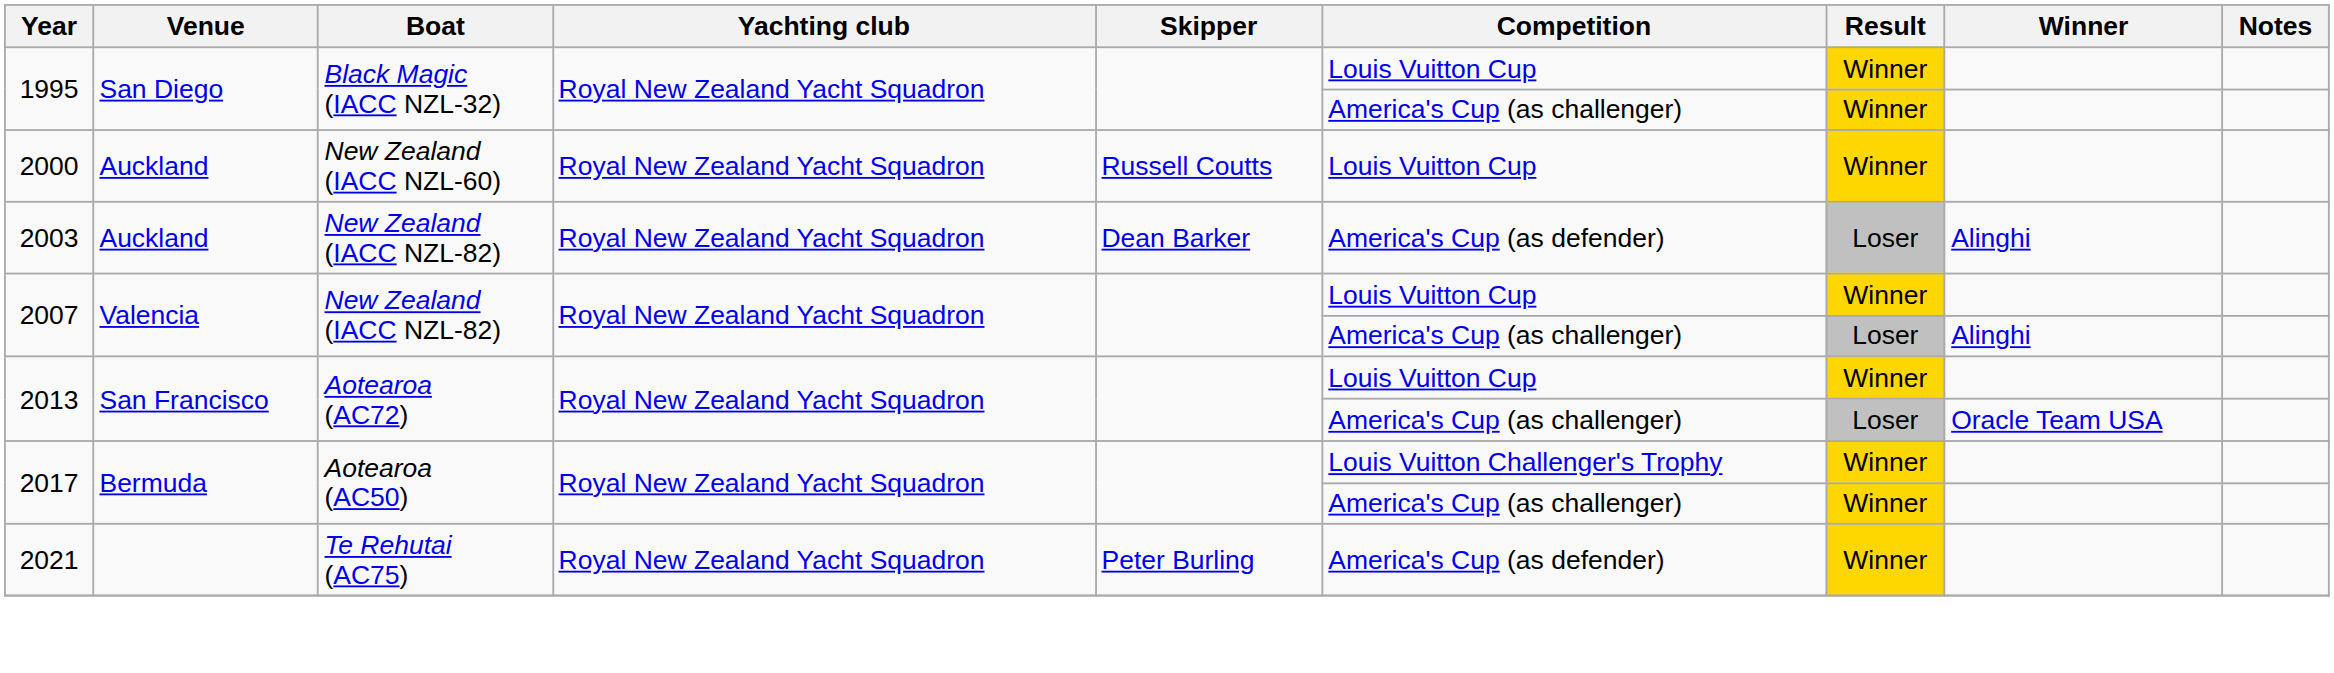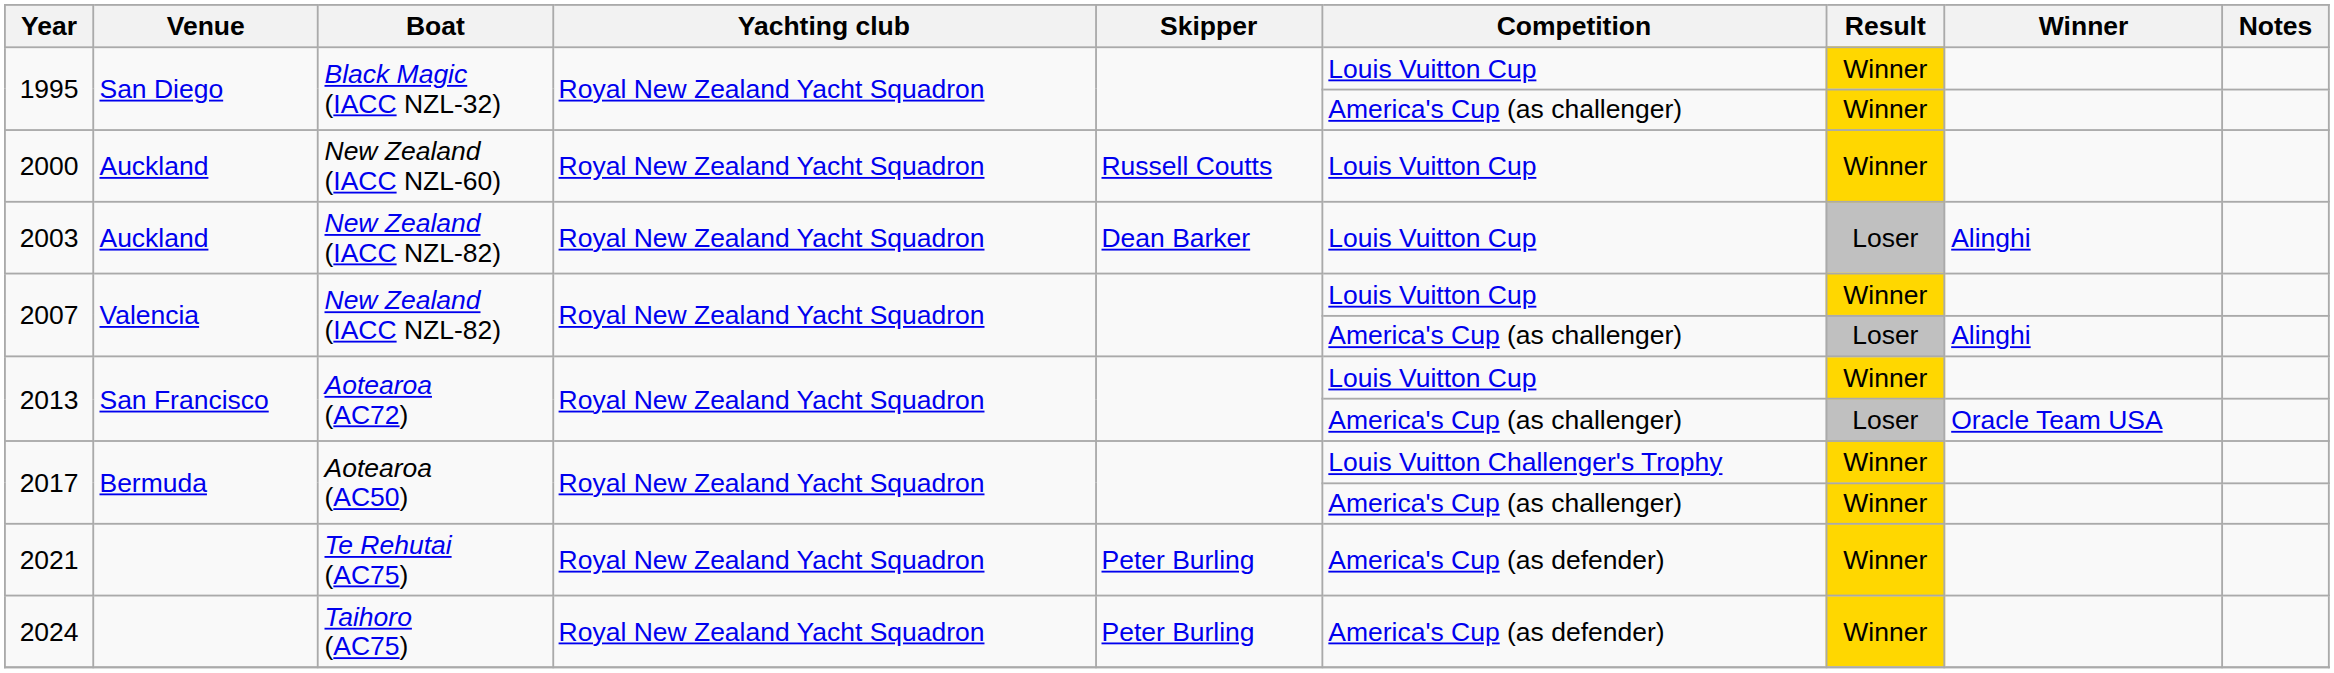(1496, 238) America's Cup (as defender) -> (1432, 238) Louis Vuitton Cup
+ row: (49, 632)
